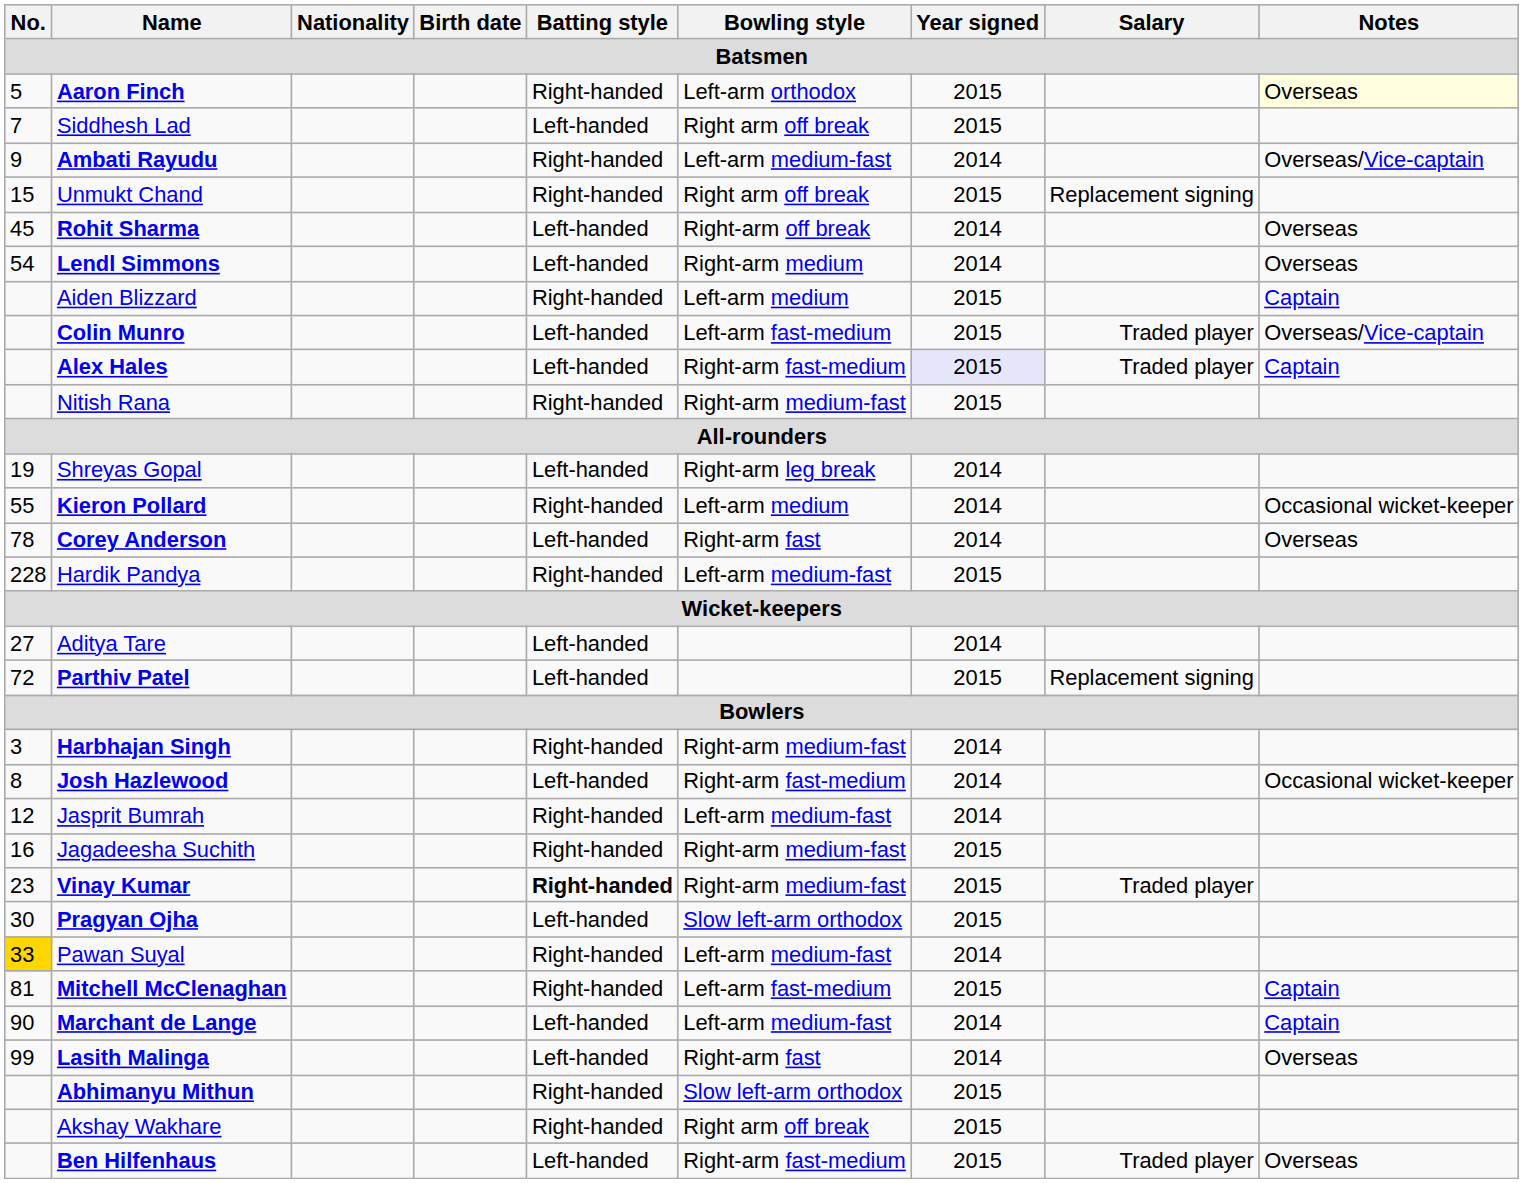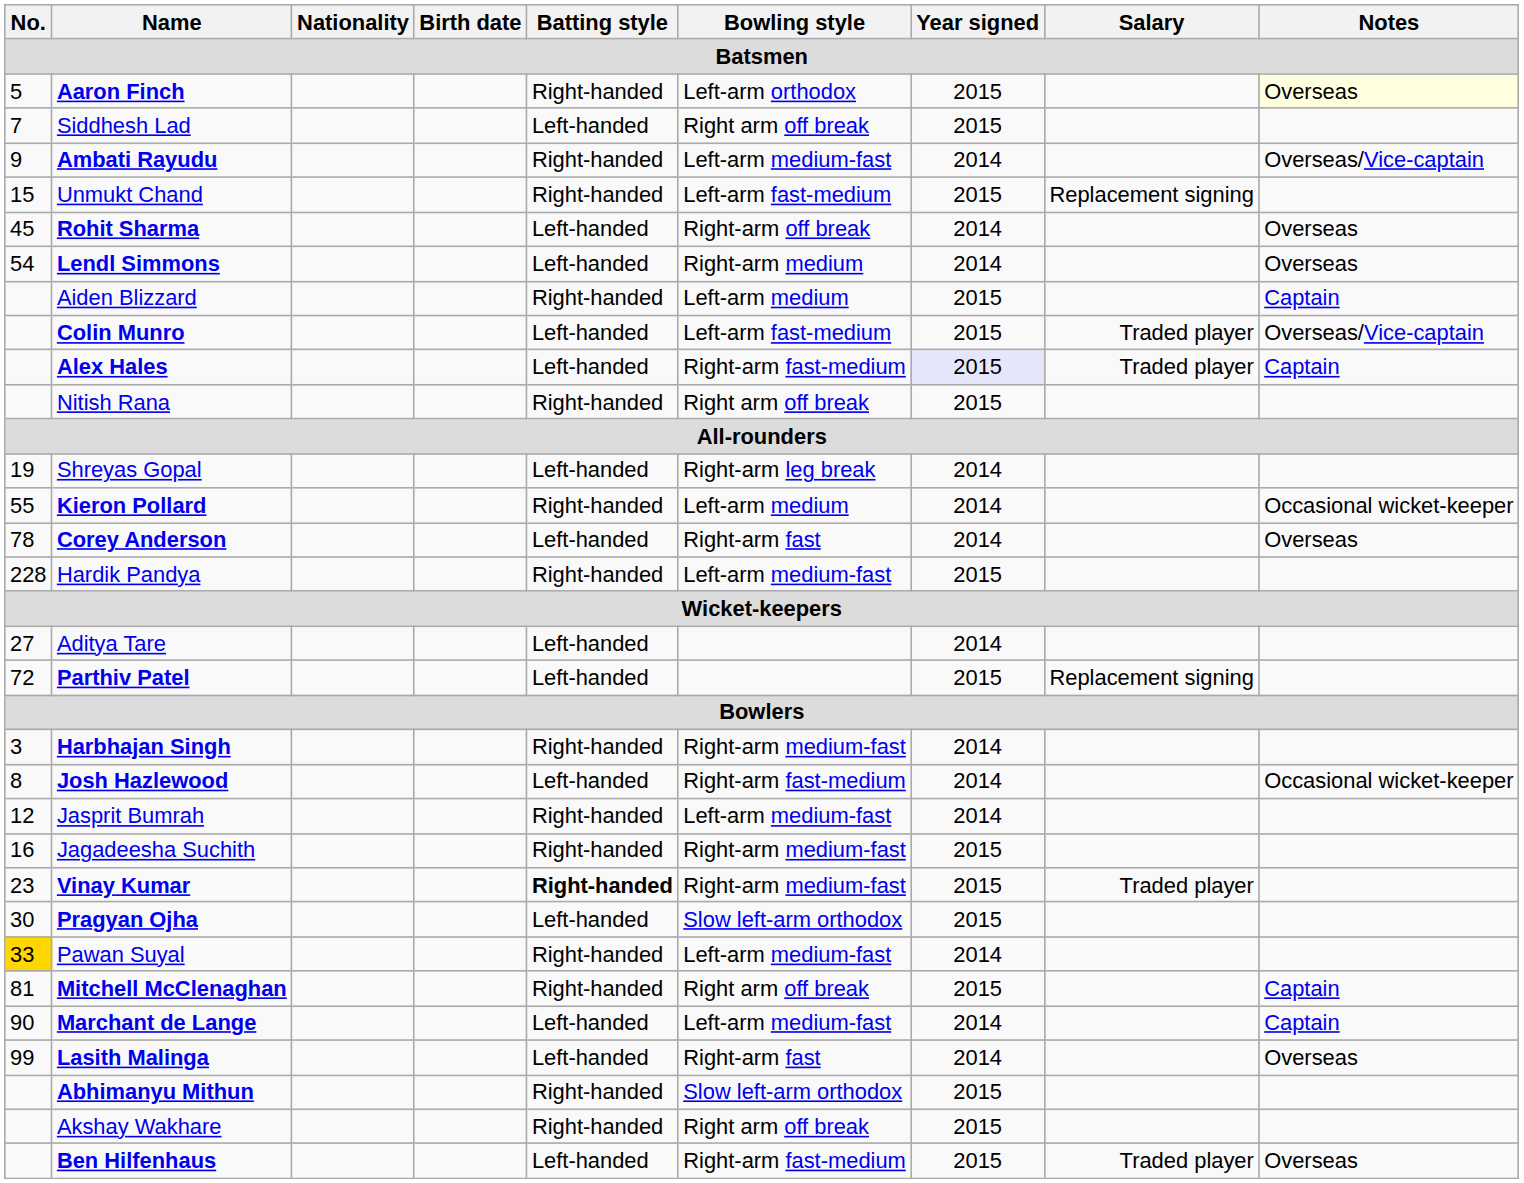(776, 194) Right arm off break -> (787, 194) Left-arm fast-medium
(795, 401) Right-arm medium-fast -> (776, 401) Right arm off break
(787, 988) Left-arm fast-medium -> (776, 988) Right arm off break
